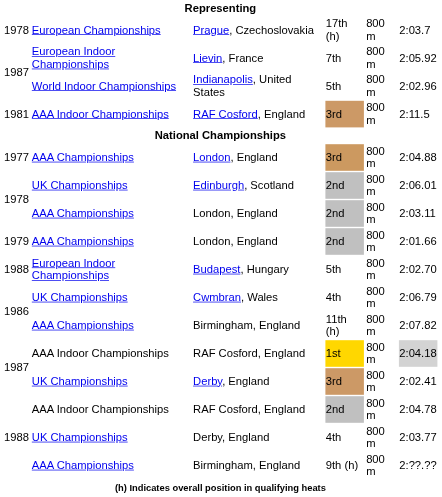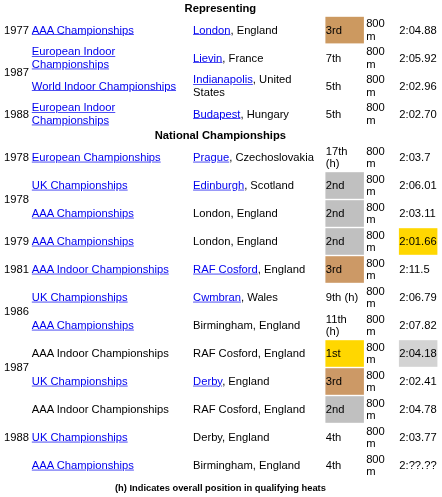rows swapped: (17, 30) <-> (17, 157)
rows swapped: (17, 269) <-> (17, 114)
(418, 241) no background -> (418, 241) gold background
(334, 297) 4th -> (342, 297) 9th (h)
(342, 465) 9th (h) -> (334, 465) 4th
